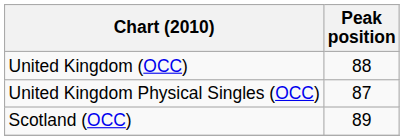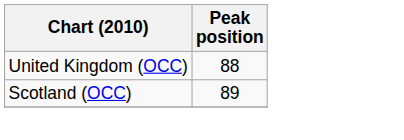- row: (164, 93)
